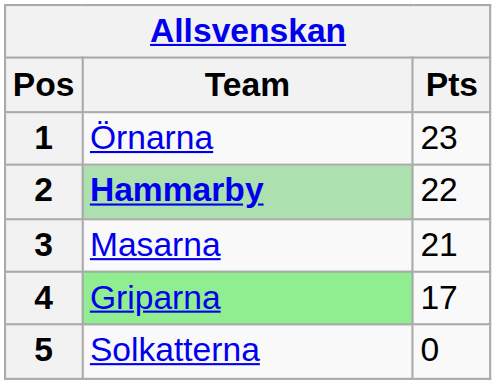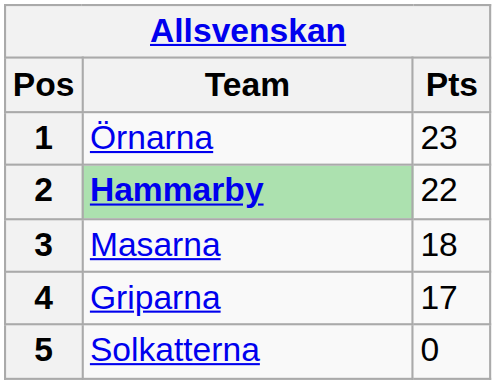(439, 244) 21 -> (439, 244) 18
(155, 297) lightgreen background -> (155, 297) no background
